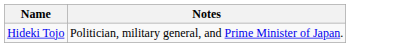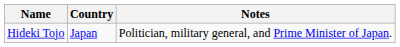+ column: (92, 14)
